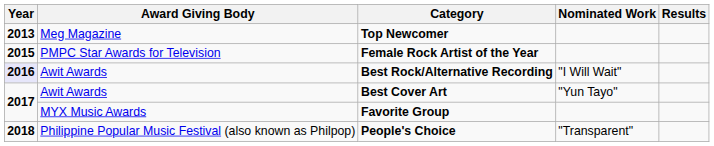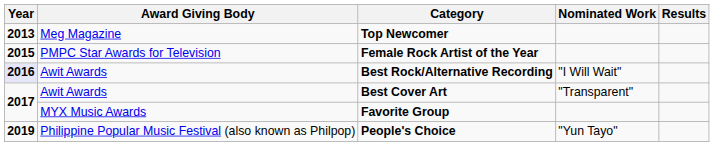(588, 92) "Yun Tayo" -> (596, 92) "Transparent"
(21, 131) 2018 -> (21, 131) 2019
(596, 131) "Transparent" -> (588, 131) "Yun Tayo"
